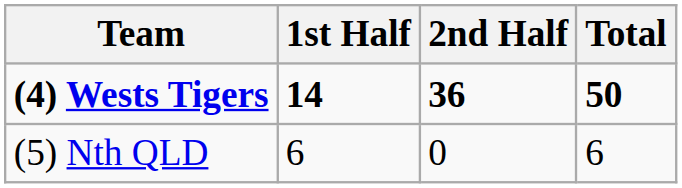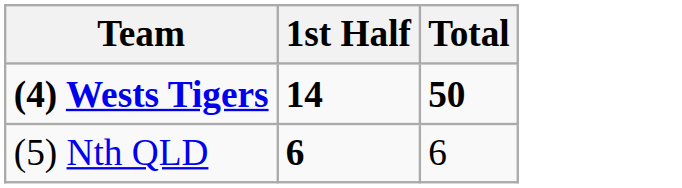- column: (498, 34)
(295, 152) normal -> (295, 152) bold
